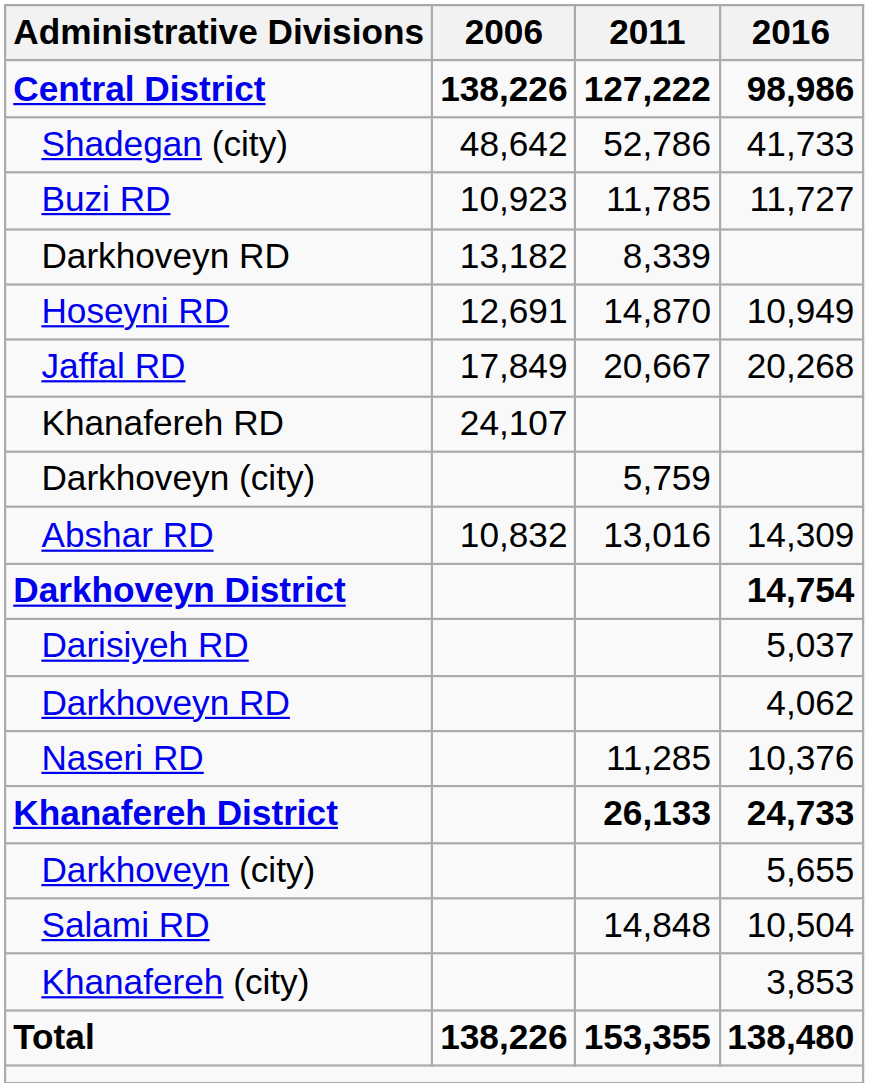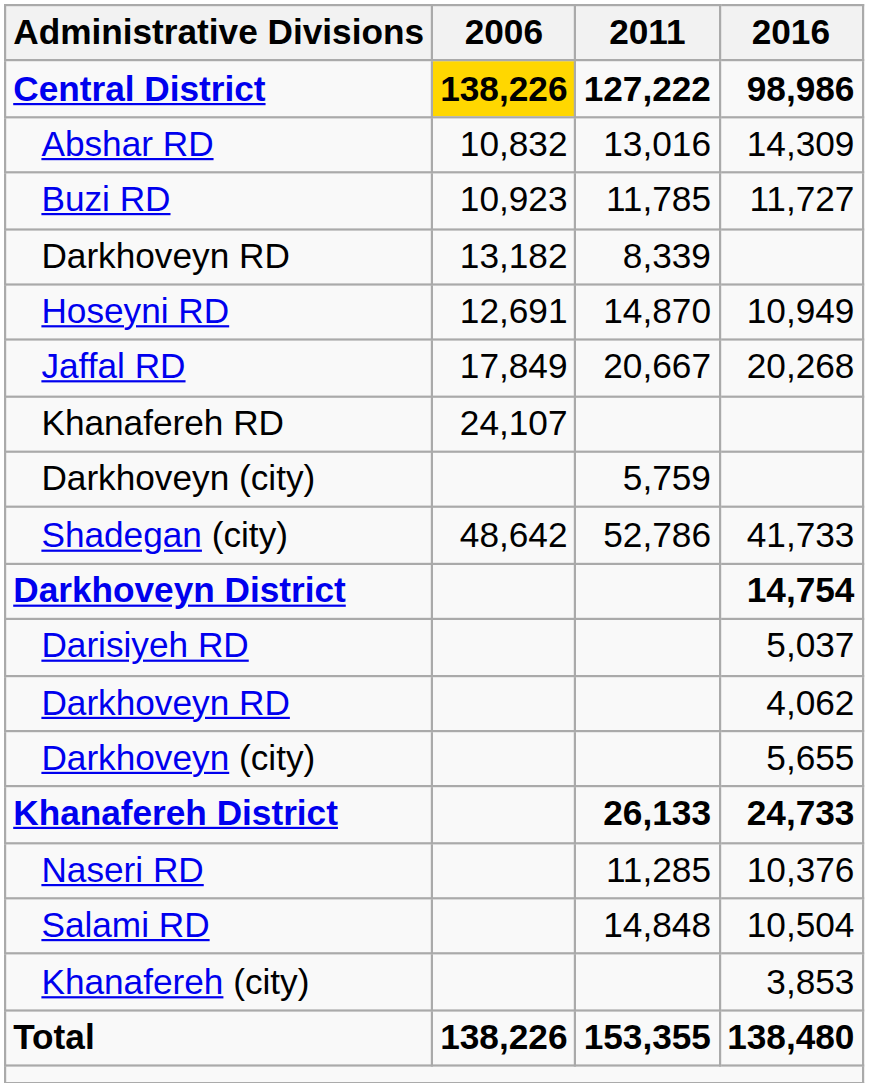(504, 88) no background -> (504, 88) gold background
rows swapped: (127, 534) <-> (165, 144)
rows swapped: (178, 869) <-> (123, 758)
